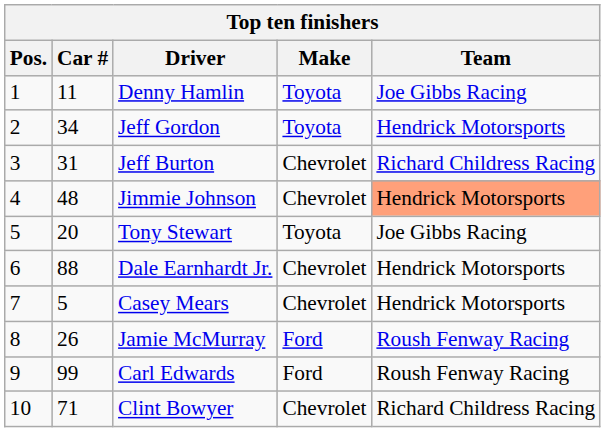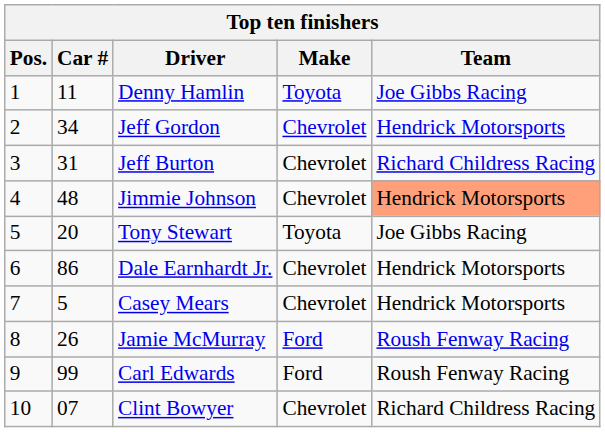(312, 127) Toyota -> (324, 127) Chevrolet
(68, 268) 88 -> (68, 268) 86
(68, 409) 71 -> (68, 409) 07
